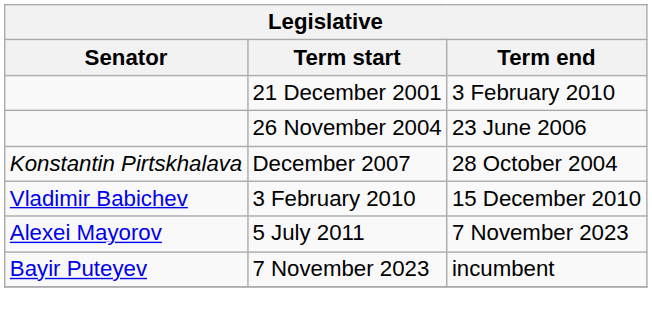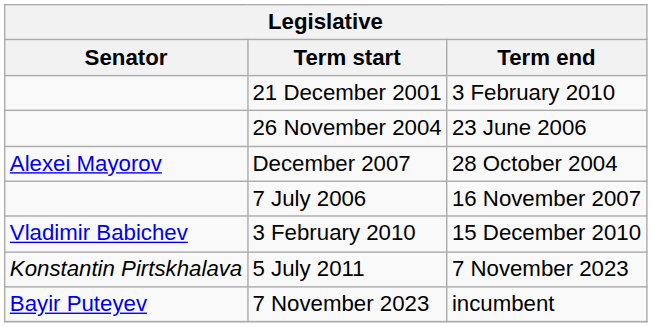(126, 163) Konstantin Pirtskhalava -> (86, 163) Alexei Mayorov
+ row: (309, 198)
(86, 233) Alexei Mayorov -> (126, 269) Konstantin Pirtskhalava
